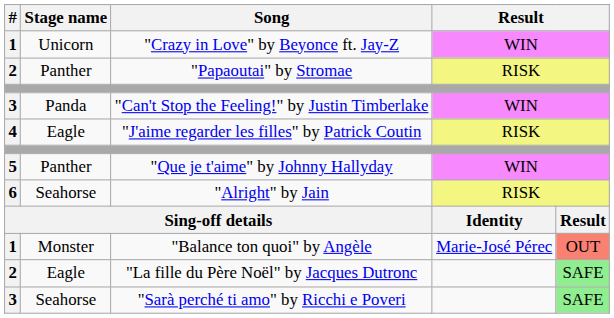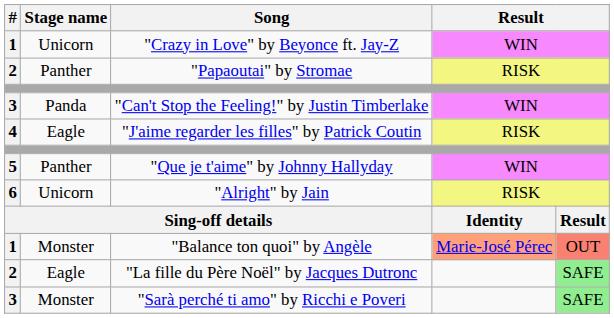(66, 193) Seahorse -> (66, 193) Unicorn
(494, 246) no background -> (494, 246) lightsalmon background
(66, 299) Seahorse -> (66, 299) Monster
